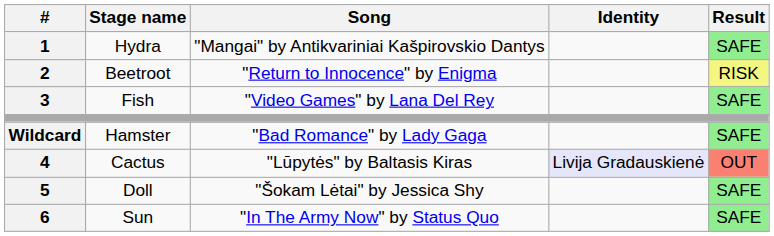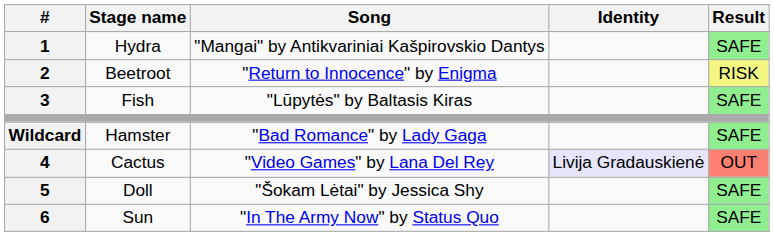(369, 100) "Video Games" by Lana Del Rey -> (369, 100) "Lūpytės" by Baltasis Kiras
(369, 163) "Lūpytės" by Baltasis Kiras -> (369, 163) "Video Games" by Lana Del Rey
